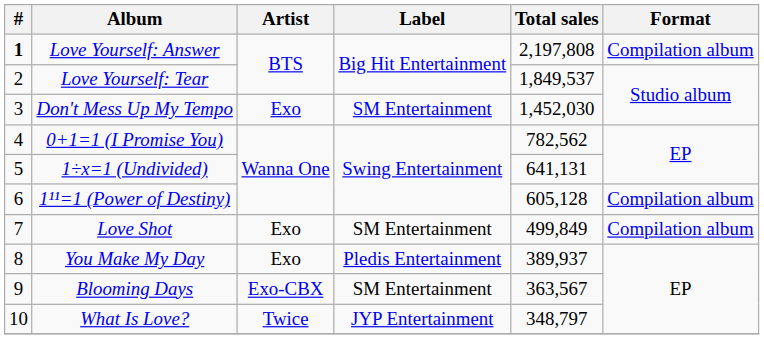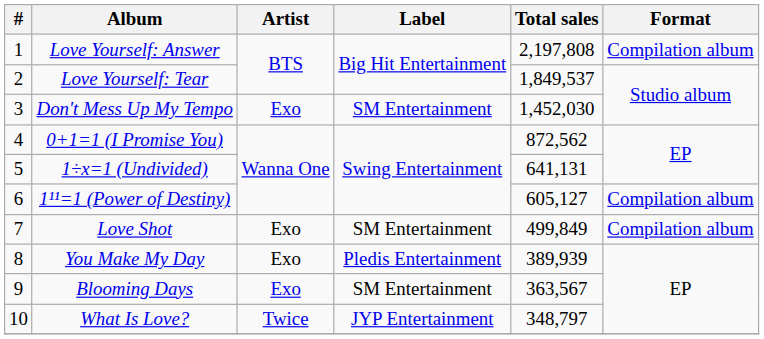(18, 49) bold -> (18, 49) normal
(557, 139) 782,562 -> (557, 139) 872,562
(557, 199) 605,128 -> (557, 199) 605,127
(557, 259) 389,937 -> (557, 259) 389,939
(286, 288) Exo-CBX -> (286, 288) Exo
